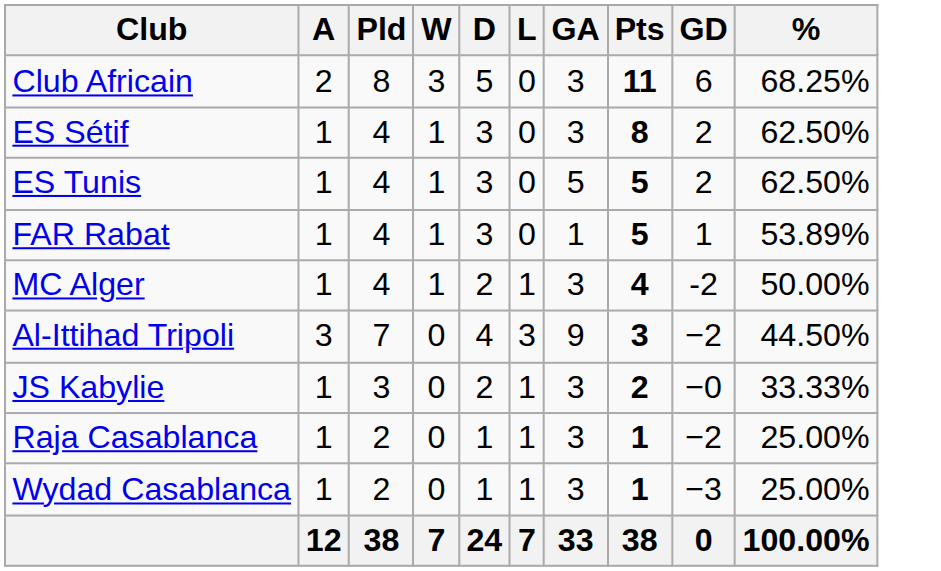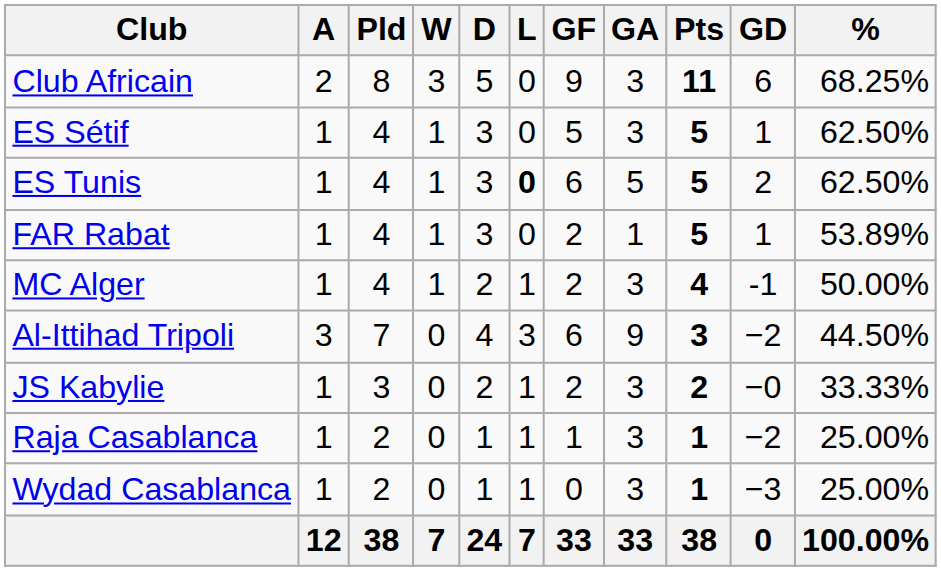+ column: (574, 30)
(640, 132) 8 -> (699, 132) 5
(704, 132) 2 -> (763, 132) 1
(527, 183) normal -> (527, 183) bold
(704, 285) -2 -> (763, 285) -1
